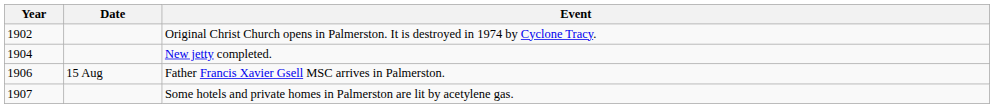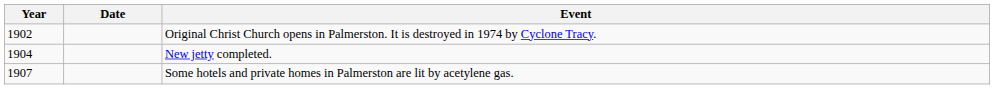- row: (305, 73)
